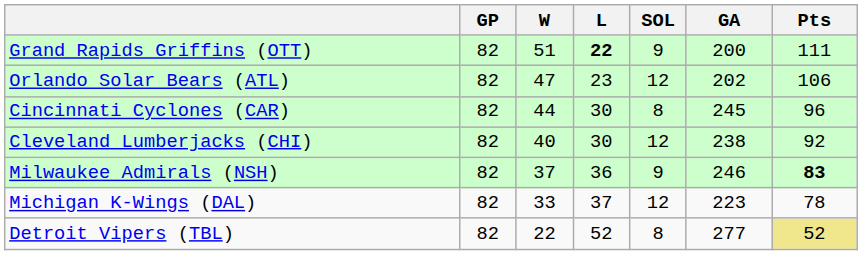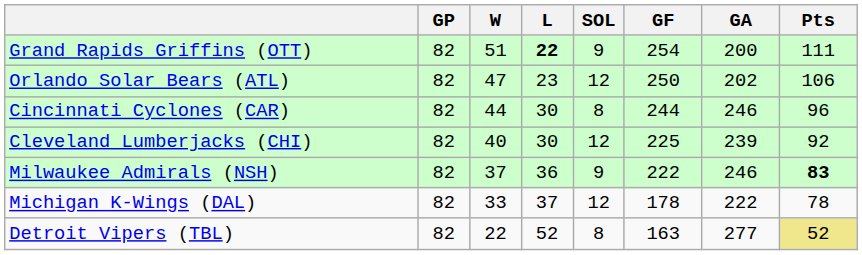+ column: (663, 20)
(729, 112) 245 -> (741, 112) 246
(729, 142) 238 -> (741, 142) 239
(729, 203) 223 -> (741, 203) 222
